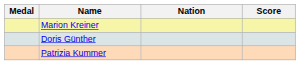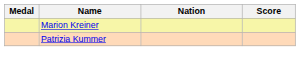- row: (68, 39)
